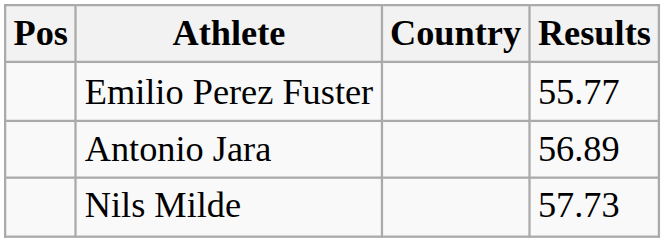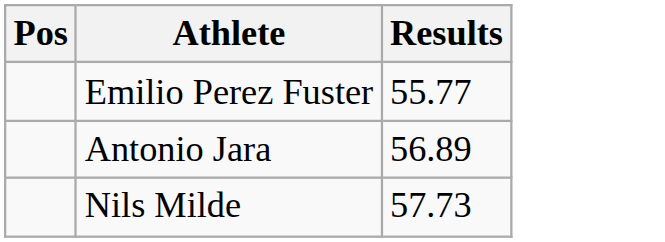- column: (456, 33)
